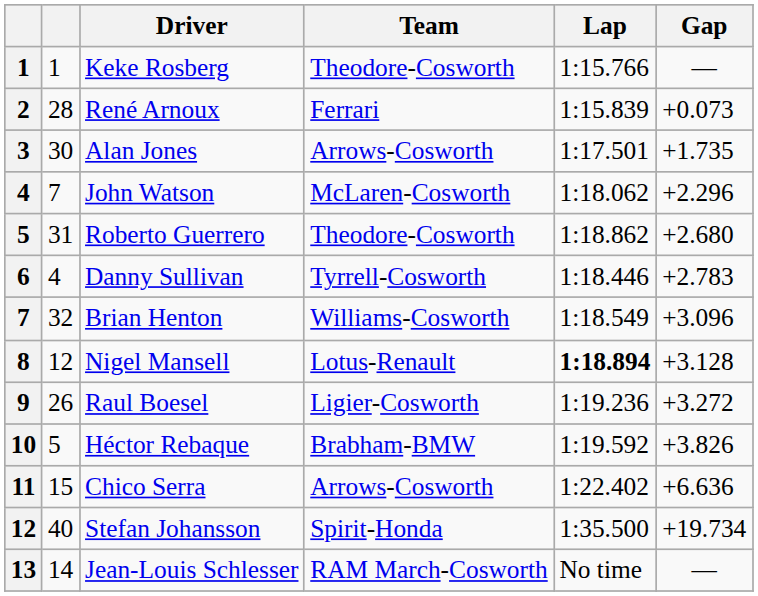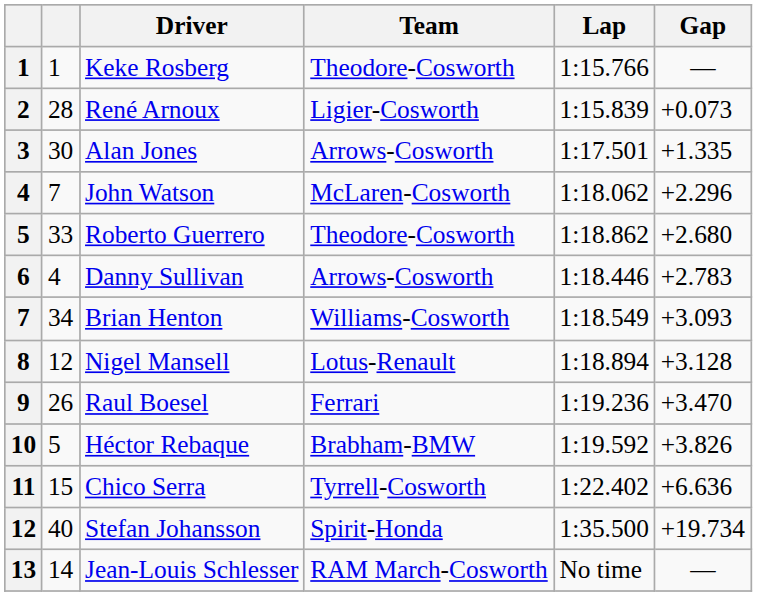(345, 109) Ferrari -> (395, 109) Ligier-Cosworth
(698, 151) +1.735 -> (697, 151) +1.335
(61, 234) 31 -> (61, 234) 33
(398, 276) Tyrrell-Cosworth -> (402, 276) Arrows-Cosworth
(61, 318) 32 -> (61, 318) 34
(698, 318) +3.096 -> (697, 318) +3.093
(605, 360) bold -> (604, 360) normal
(395, 402) Ligier-Cosworth -> (345, 402) Ferrari
(698, 402) +3.272 -> (697, 402) +3.470
(402, 486) Arrows-Cosworth -> (398, 486) Tyrrell-Cosworth
